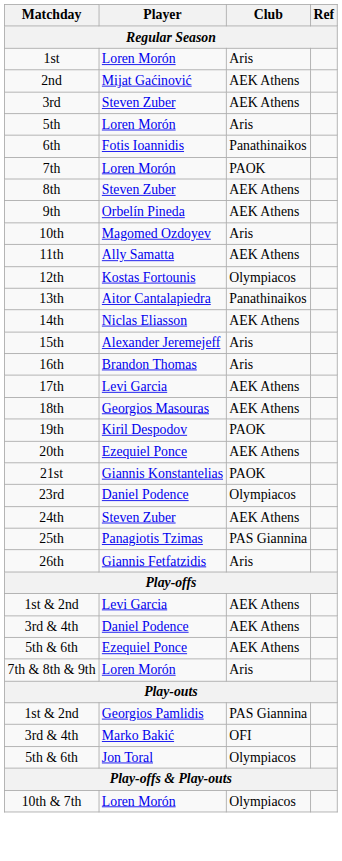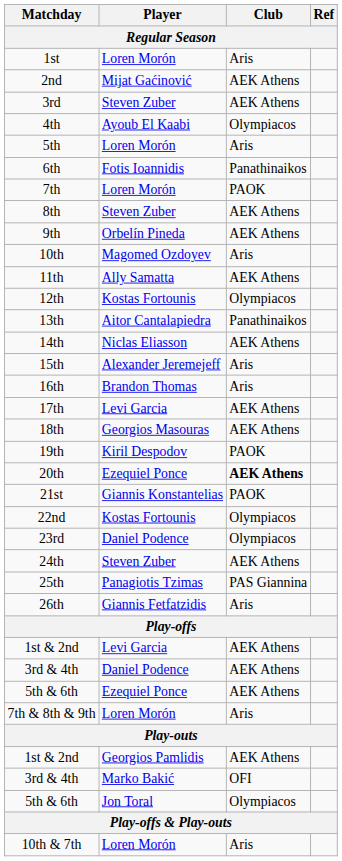+ row: (52, 124)
(264, 451) normal -> (266, 473) bold
+ row: (52, 517)
(268, 713) PAS Giannina -> (264, 757) AEK Athens
(263, 801) Olympiacos -> (241, 844) Aris
